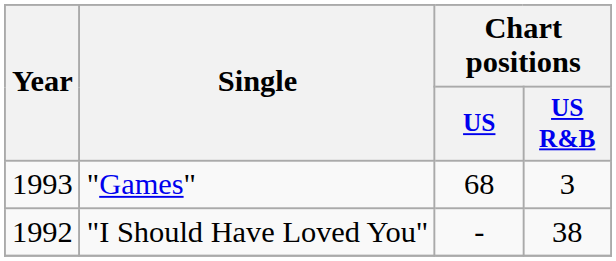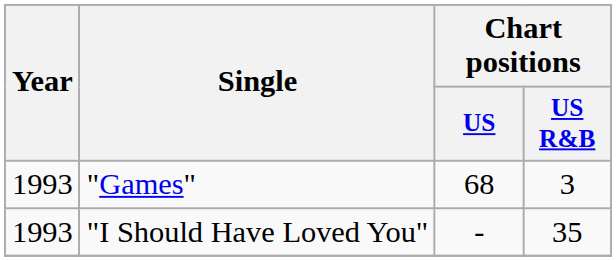(42, 232) 1992 -> (42, 232) 1993
(567, 232) 38 -> (567, 232) 35
